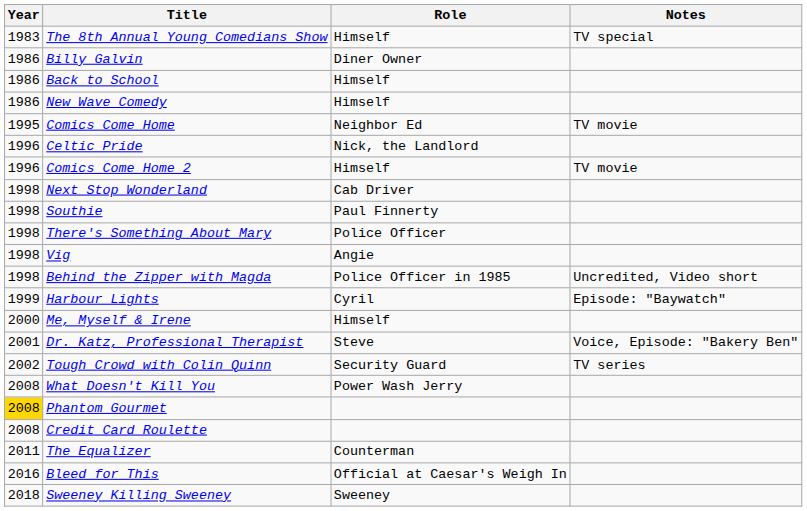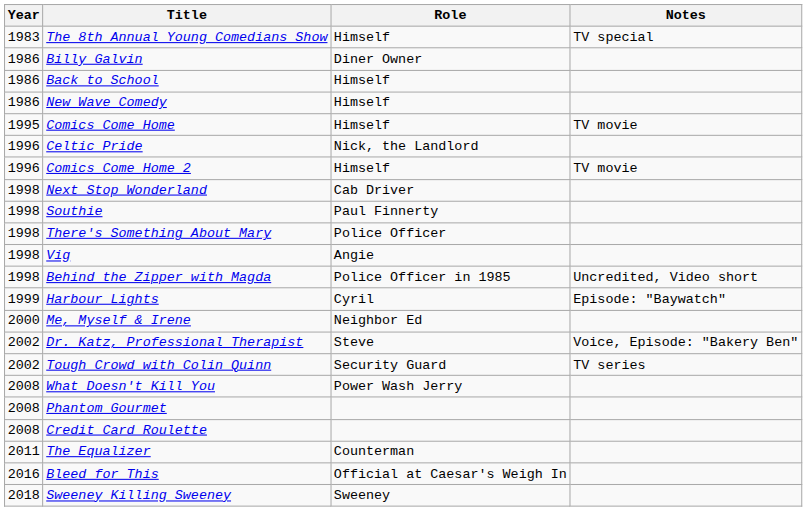(378, 125) Neighbor Ed -> (362, 125) Himself
(362, 321) Himself -> (378, 321) Neighbor Ed
(24, 343) 2001 -> (24, 343) 2002
(24, 408) gold background -> (24, 408) no background
